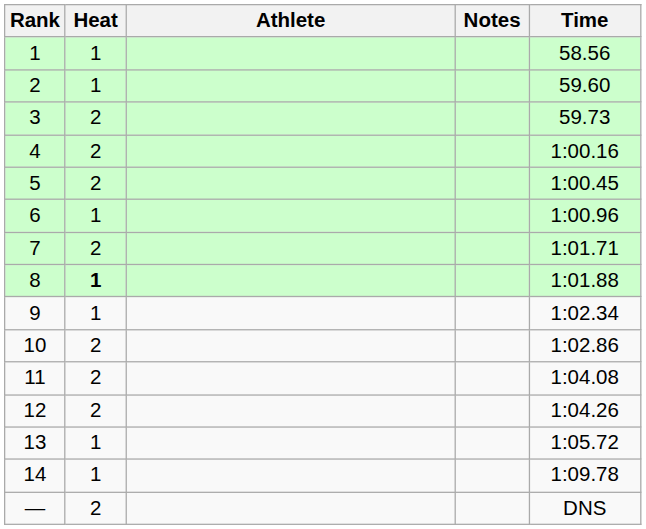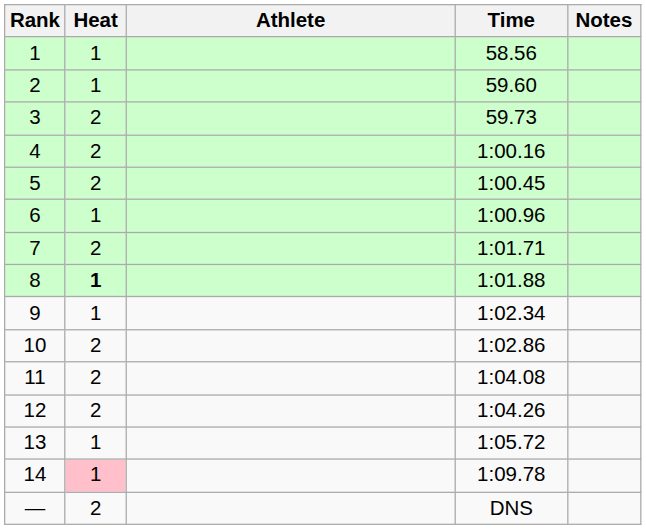columns swapped: (585, 20) <-> (492, 20)
(96, 475) no background -> (96, 475) pink background
